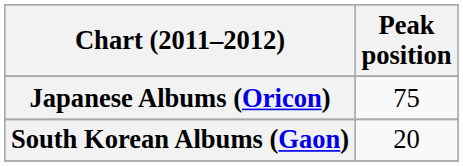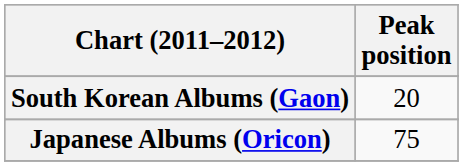rows swapped: (180, 97) <-> (180, 139)
